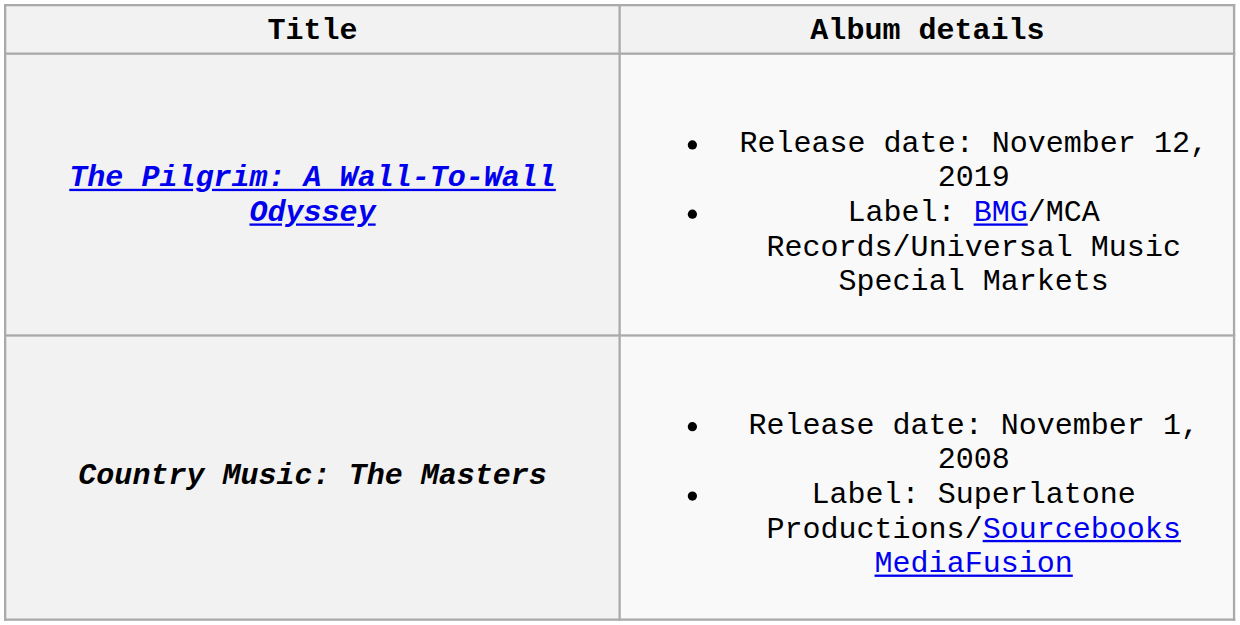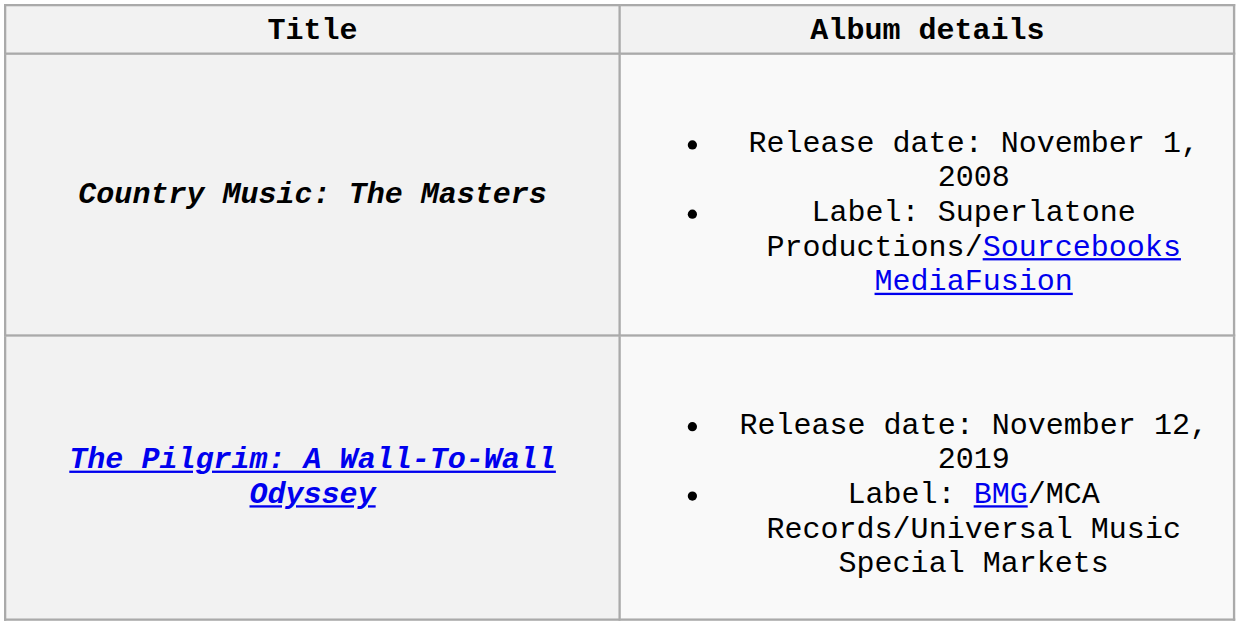rows swapped: (313, 477) <-> (313, 195)
